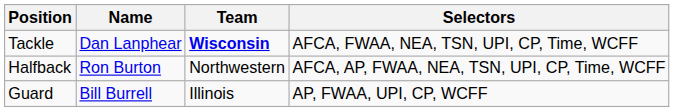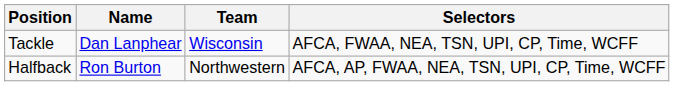(229, 43) bold -> (226, 43) normal
- row: (31, 94)
